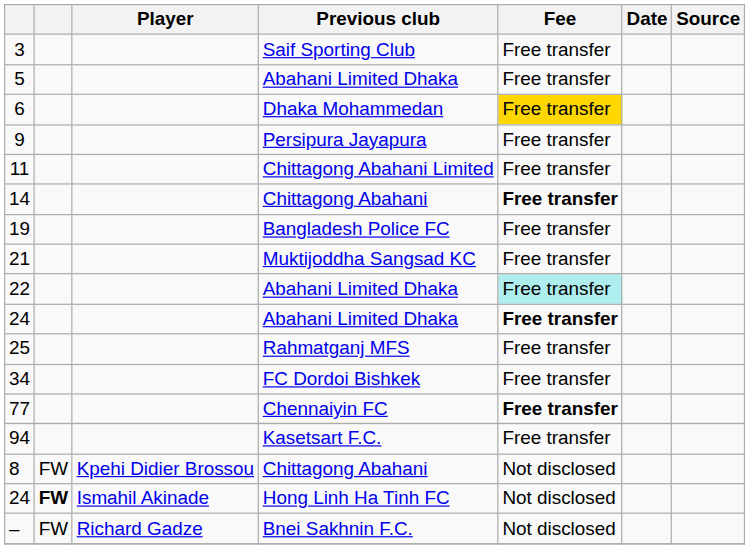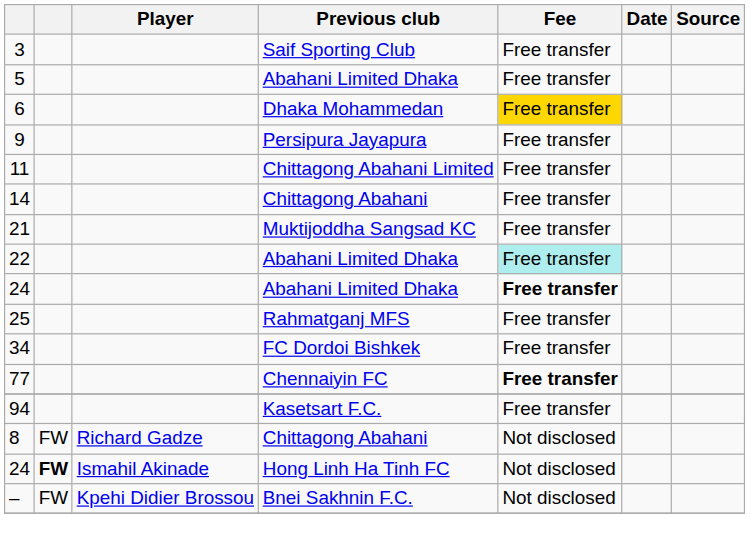(560, 199) bold -> (556, 199) normal
- row: (19, 229)
(165, 468) Kpehi Didier Brossou -> (140, 438) Richard Gadze
(140, 528) Richard Gadze -> (165, 498) Kpehi Didier Brossou
